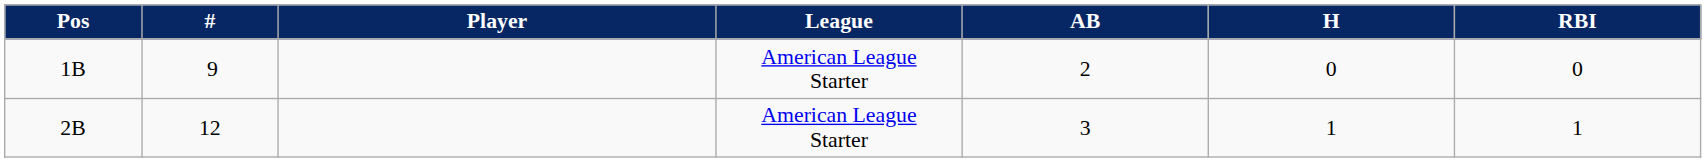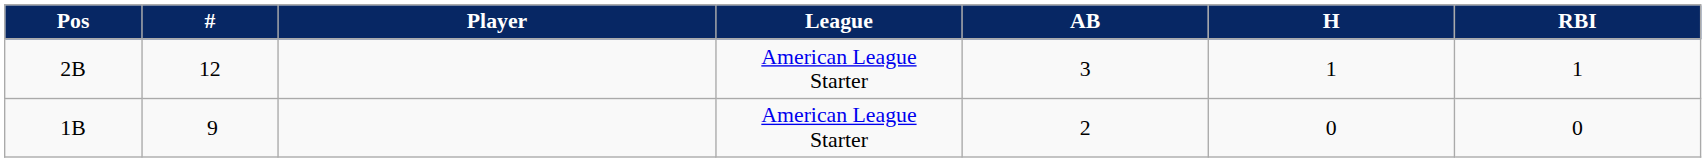rows swapped: (73, 127) <-> (73, 68)
